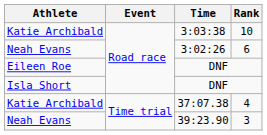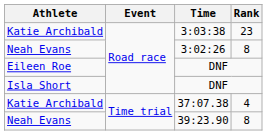(247, 31) 10 -> (247, 31) 23
(247, 49) 6 -> (247, 49) 8
(247, 120) 3 -> (247, 120) 8
